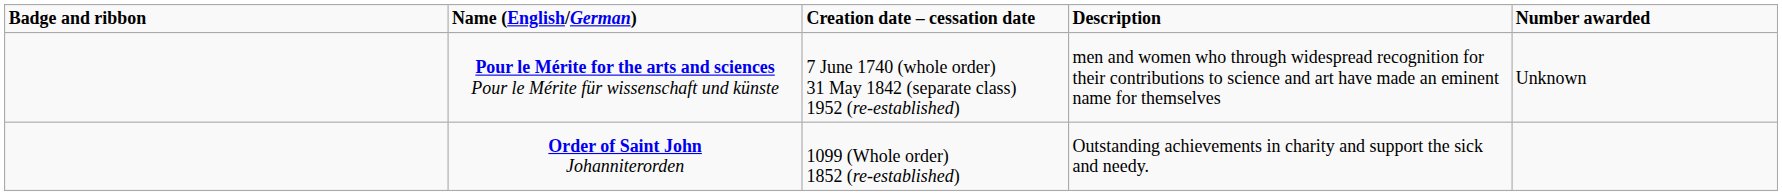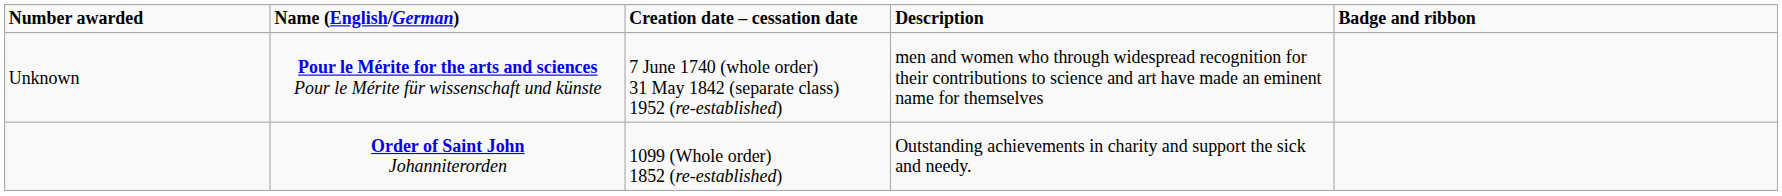columns swapped: (77, 18) <-> (1583, 18)
